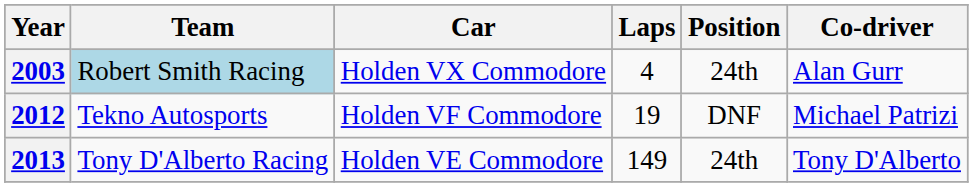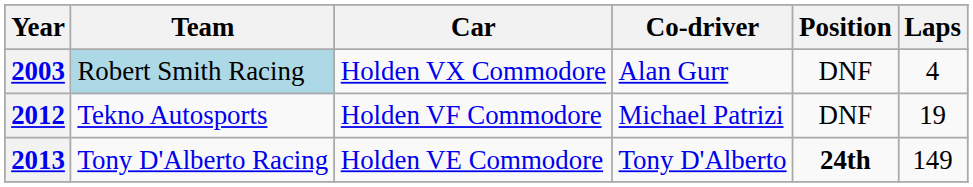columns swapped: (877, 26) <-> (647, 26)
(734, 71) 24th -> (845, 71) DNF
(734, 159) normal -> (845, 159) bold
